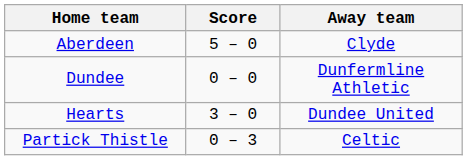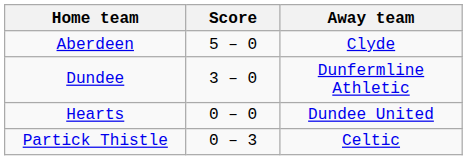(233, 80) 0 – 0 -> (233, 80) 3 – 0
(233, 115) 3 – 0 -> (233, 115) 0 – 0
